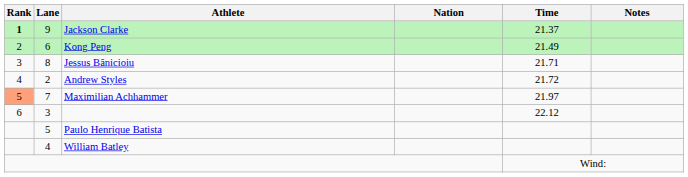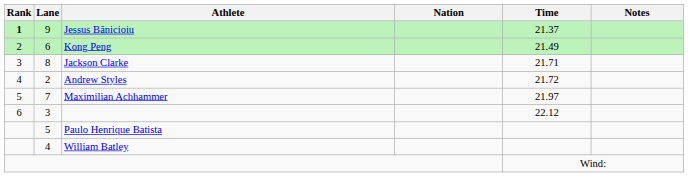(96, 29) Jackson Clarke -> (99, 29) Jessus Bănicioiu
(99, 63) Jessus Bănicioiu -> (96, 63) Jackson Clarke
(19, 96) lightsalmon background -> (19, 96) no background
